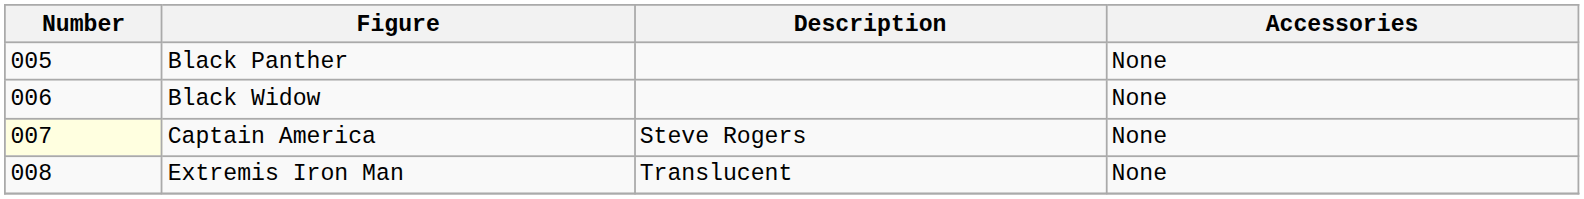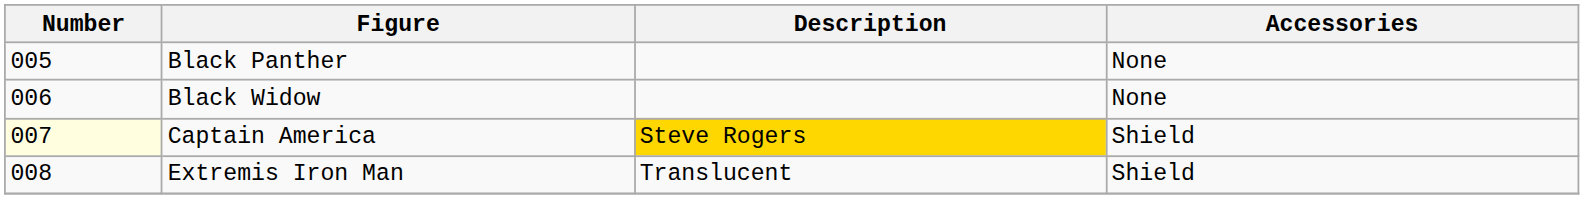(723, 137) no background -> (723, 137) gold background
(1139, 137) None -> (1153, 137) Shield
(1139, 175) None -> (1153, 175) Shield
